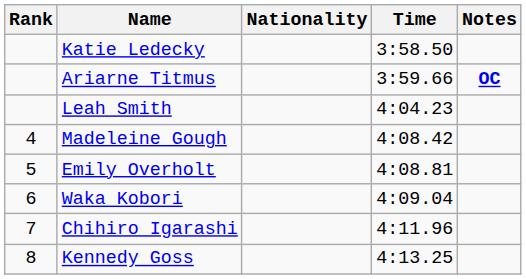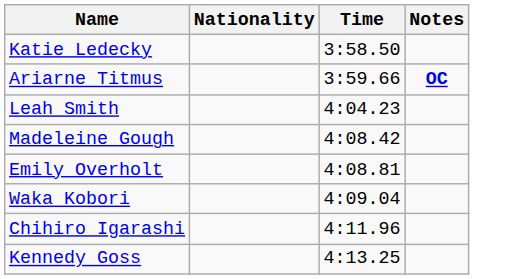- column: (31, 20)
